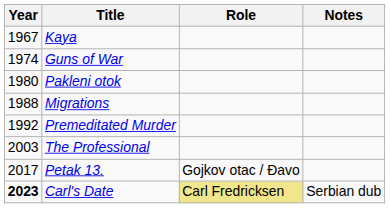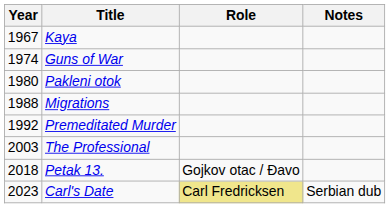(23, 170) 2017 -> (23, 170) 2018
(23, 192) bold -> (23, 192) normal
